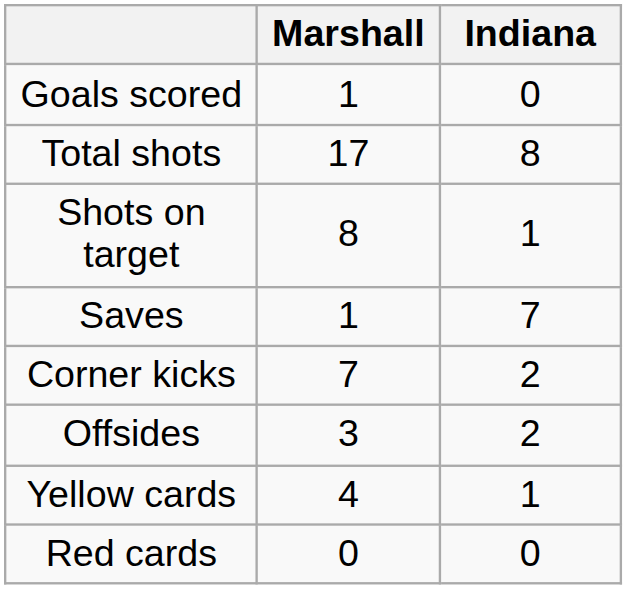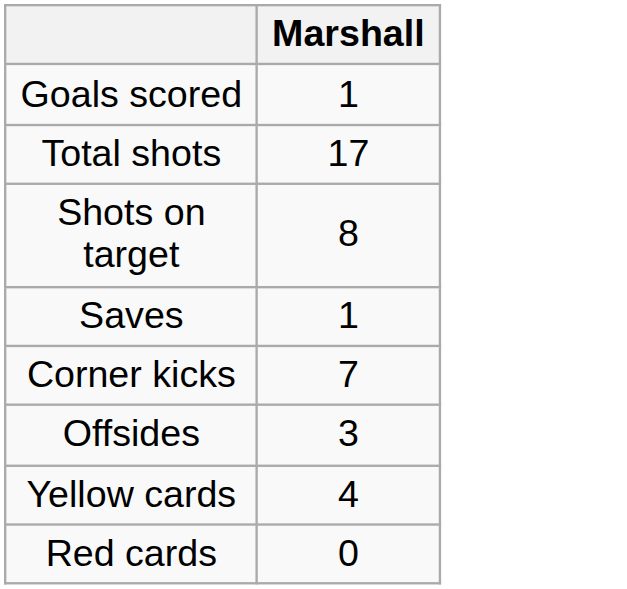- column: (530, 34)
